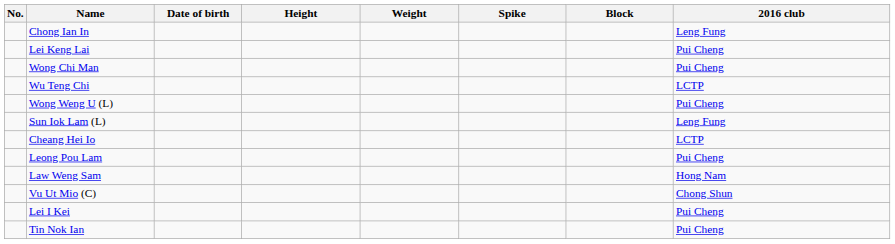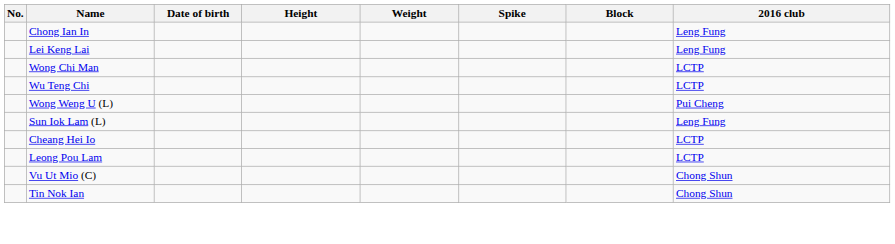(700, 49) Pui Cheng -> (701, 49) Leng Fung
(700, 67) Pui Cheng -> (690, 67) LCTP
(700, 157) Pui Cheng -> (690, 157) LCTP
- row: (65, 175)
- row: (49, 211)
(700, 229) Pui Cheng -> (704, 193) Chong Shun
